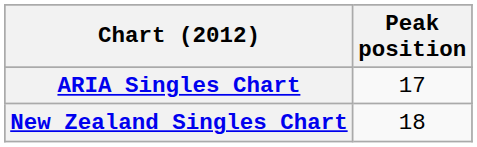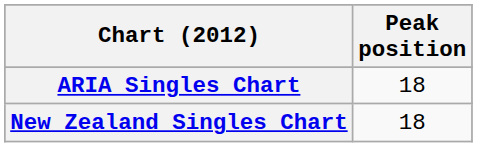(412, 86) 17 -> (412, 86) 18
